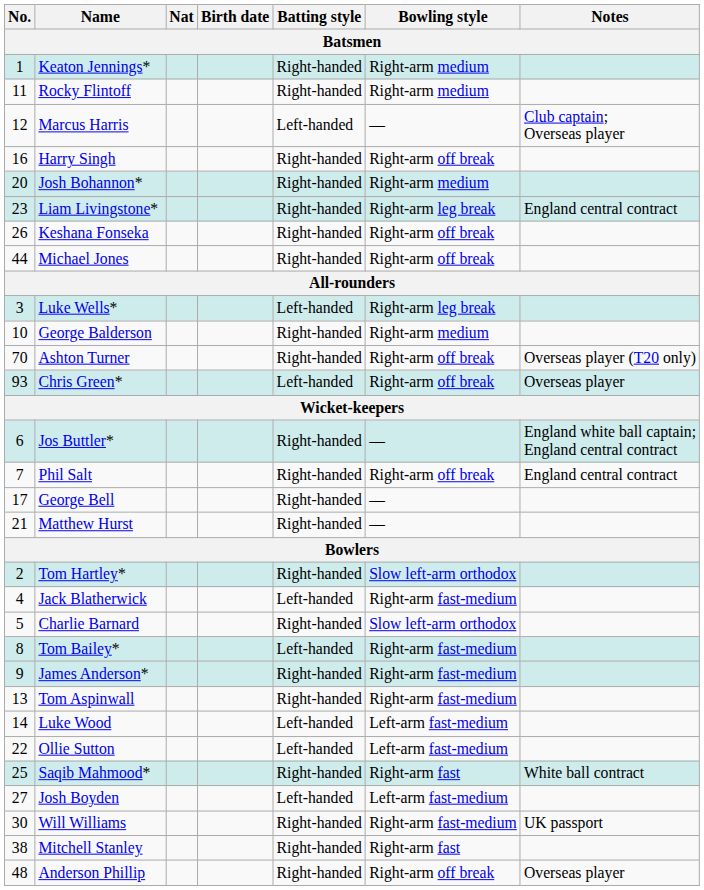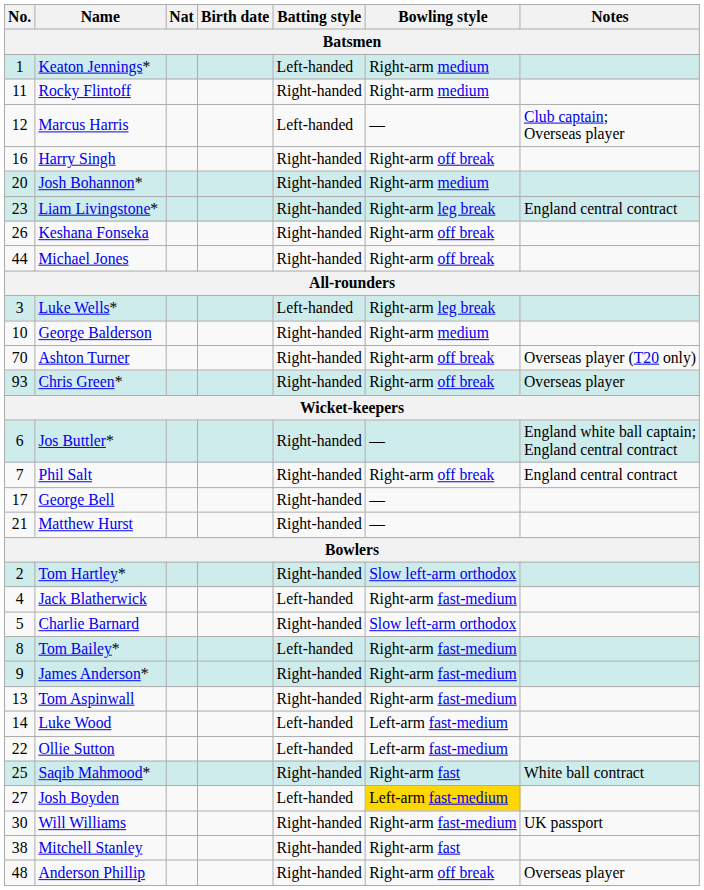(319, 66) Right-handed -> (315, 66) Left-handed
(315, 382) Left-handed -> (319, 382) Right-handed
(439, 798) no background -> (439, 798) gold background
